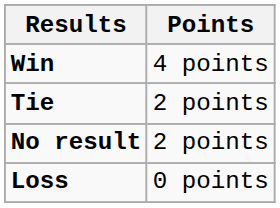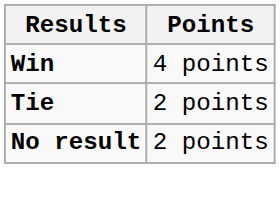- row: (40, 182)
